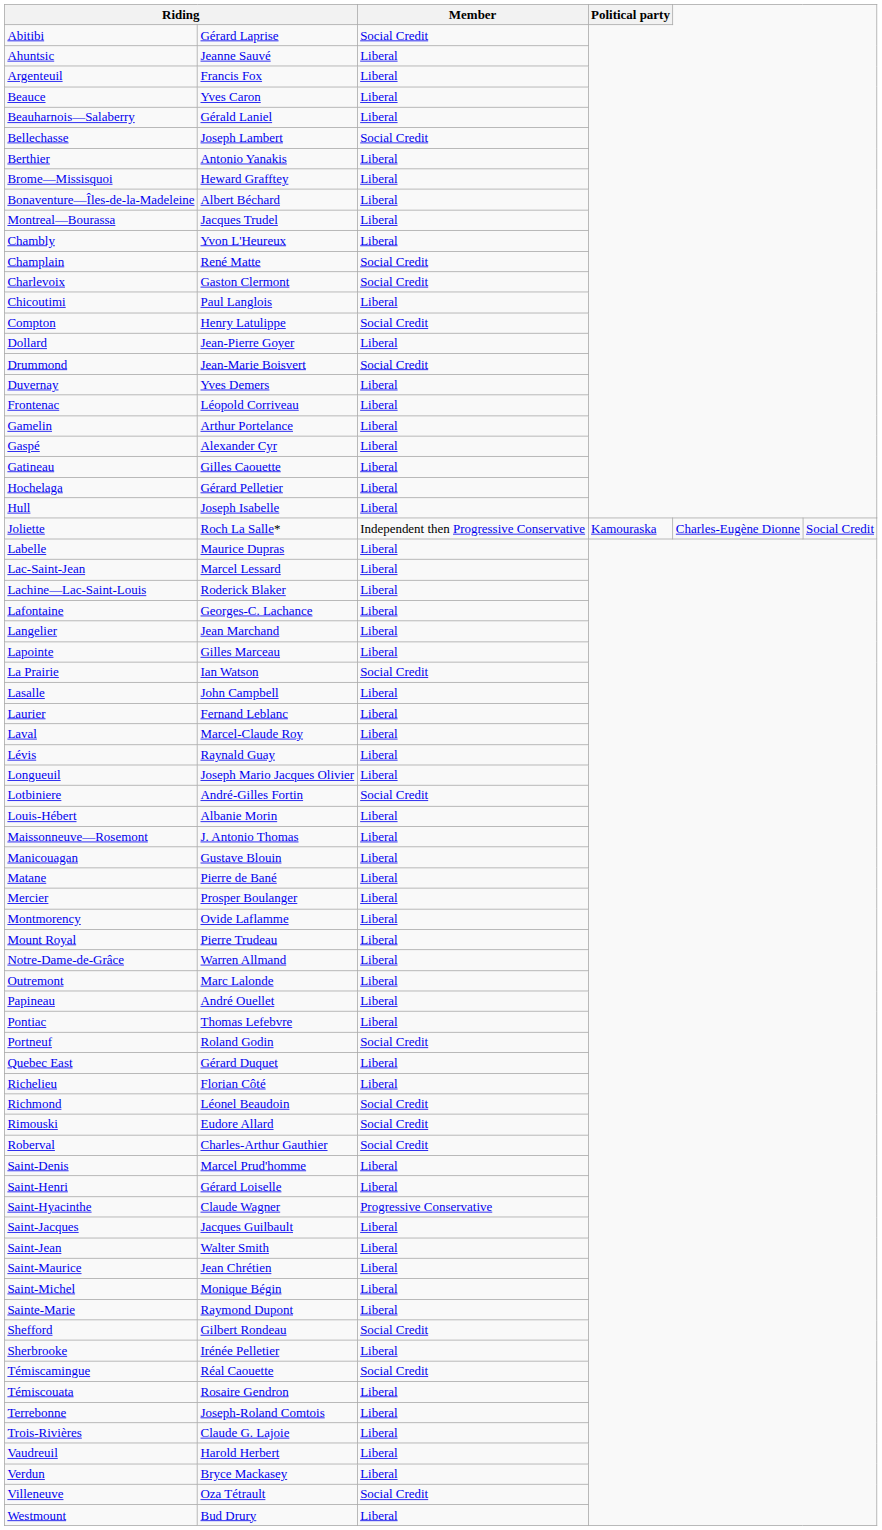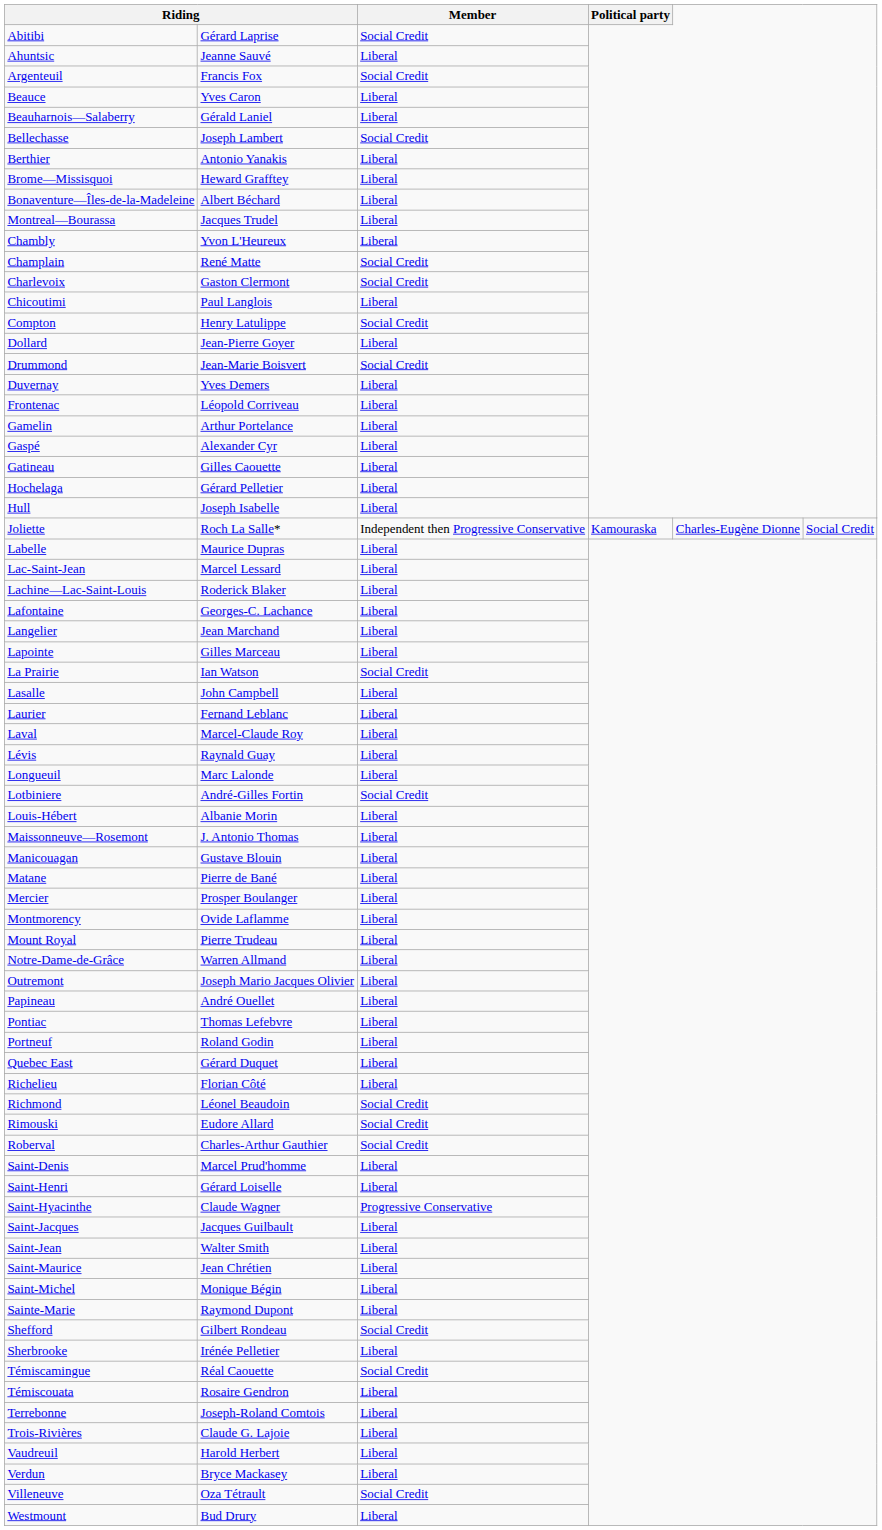(379, 76) Liberal -> (394, 76) Social Credit
(277, 775) Joseph Mario Jacques Olivier -> (237, 775) Marc Lalonde
(237, 980) Marc Lalonde -> (277, 980) Joseph Mario Jacques Olivier
(394, 1042) Social Credit -> (379, 1042) Liberal
